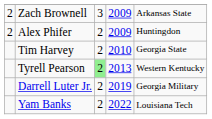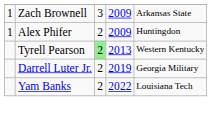(10, 13) 2 -> (10, 13) 1
(10, 31) 2 -> (10, 31) 1
- row: (46, 50)
